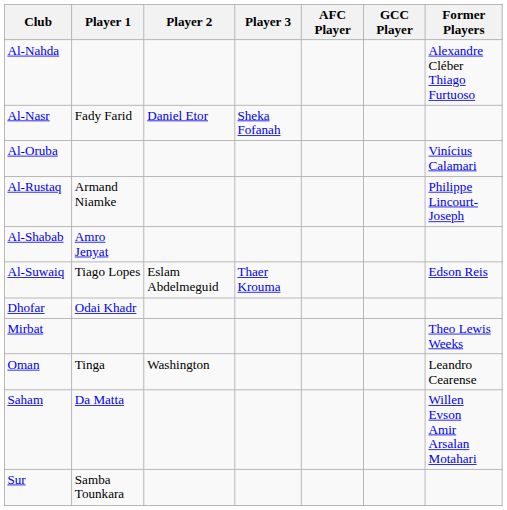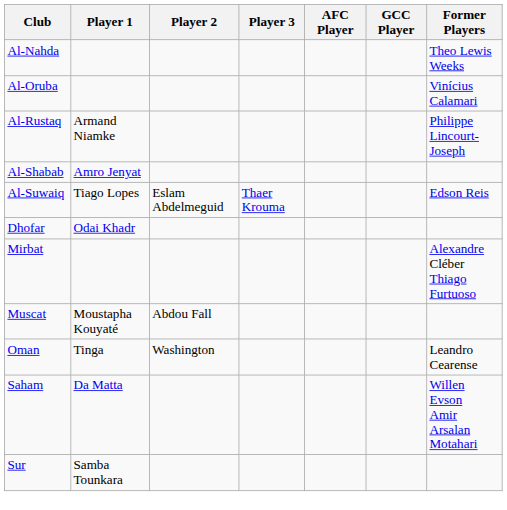(456, 72) Alexandre Cléber Thiago Furtuoso -> (461, 57) Theo Lewis Weeks
- row: (29, 115)
(460, 336) Theo Lewis Weeks -> (457, 271) Alexandre Cléber Thiago Furtuoso
+ row: (27, 314)
